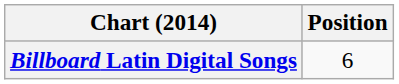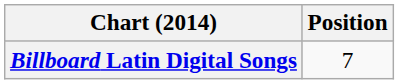(348, 59) 6 -> (348, 59) 7
